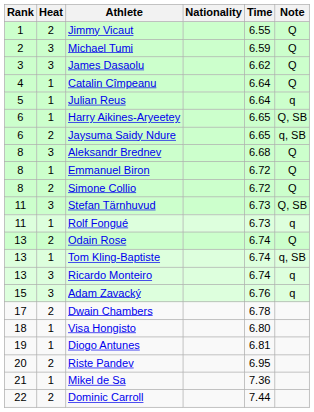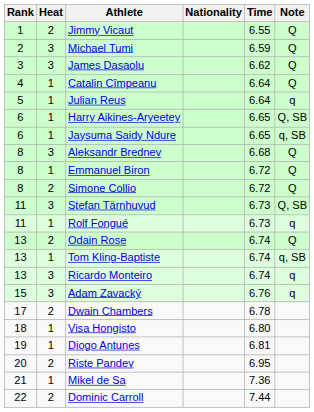(51, 135) 2 -> (51, 135) 1
